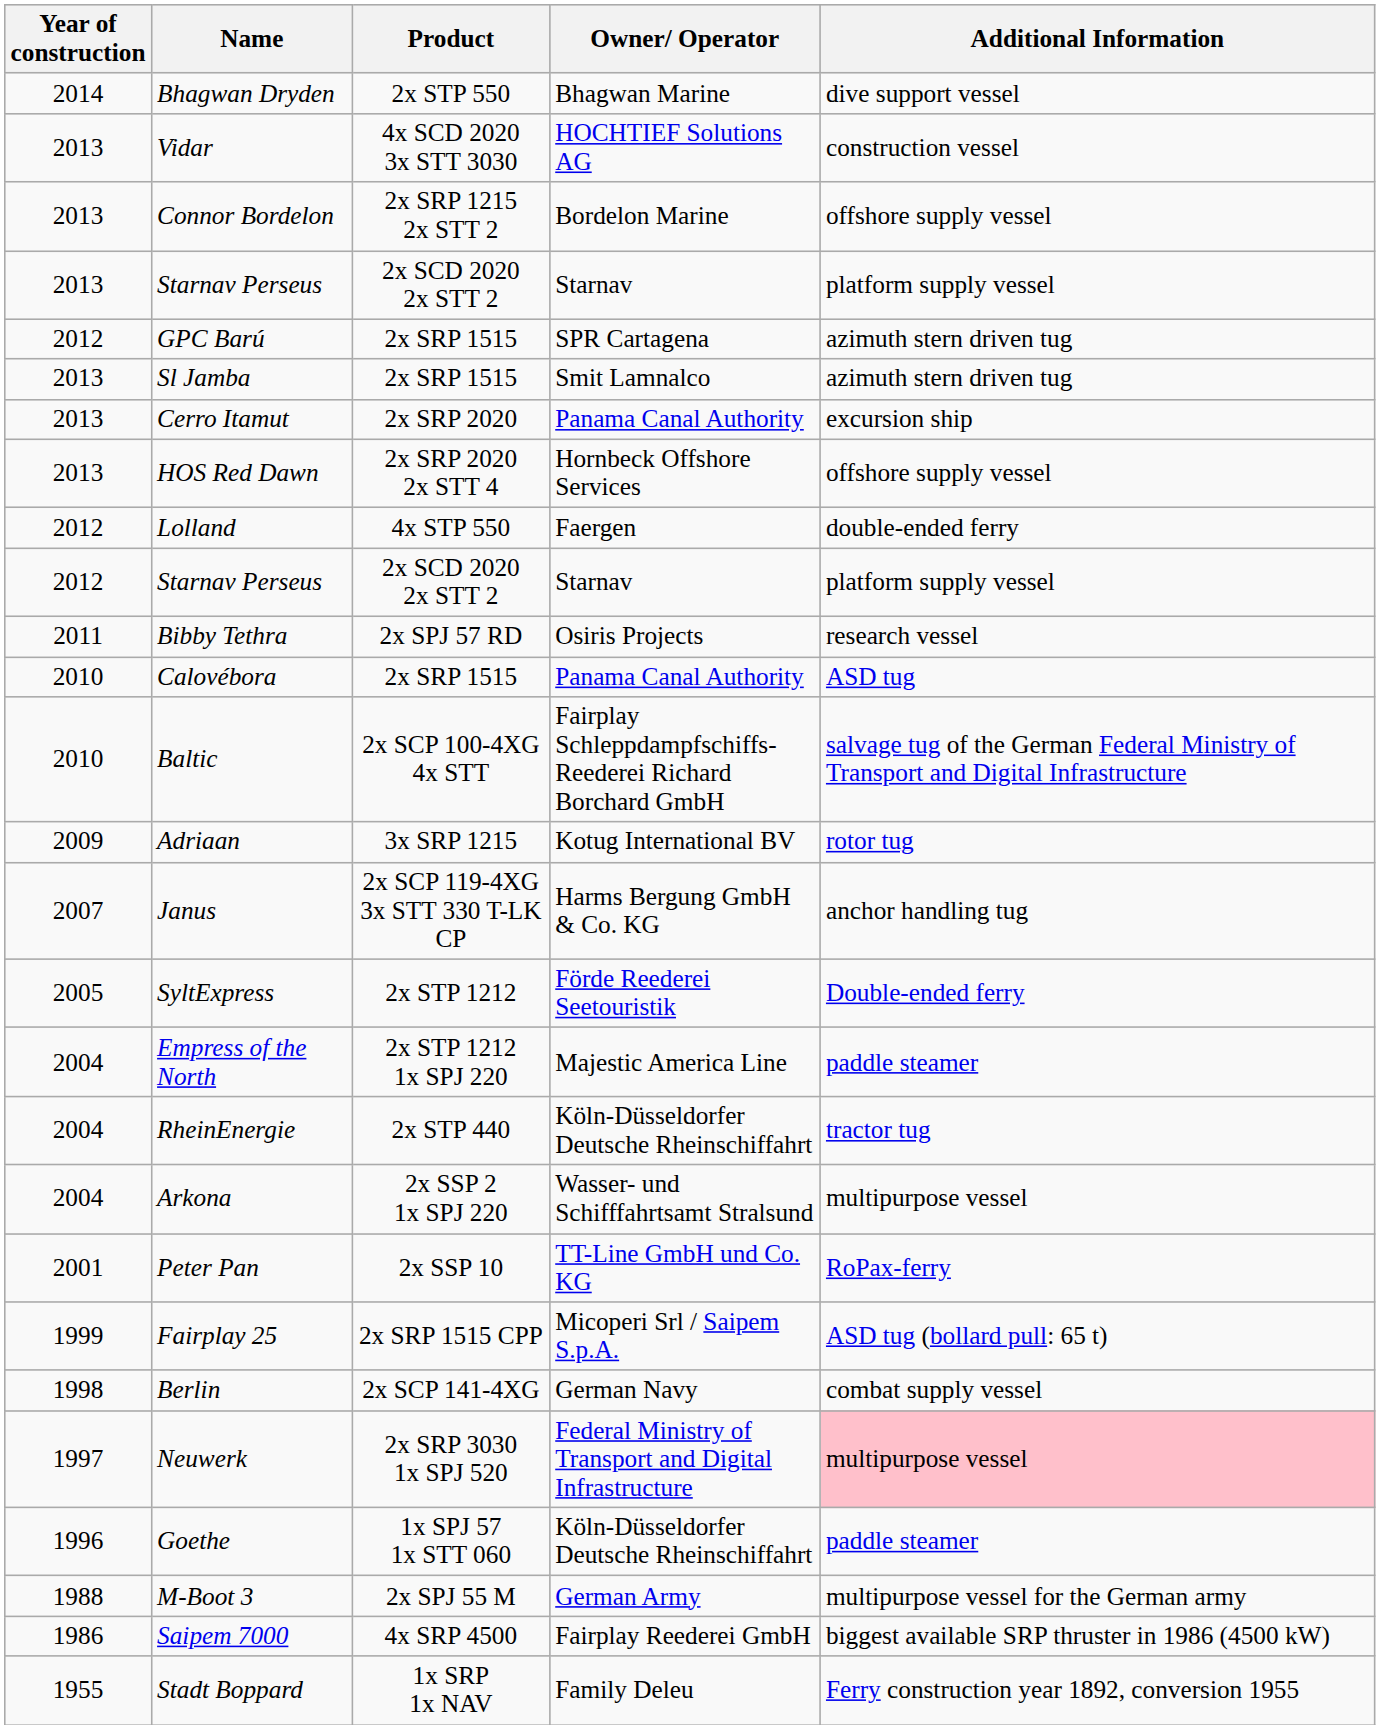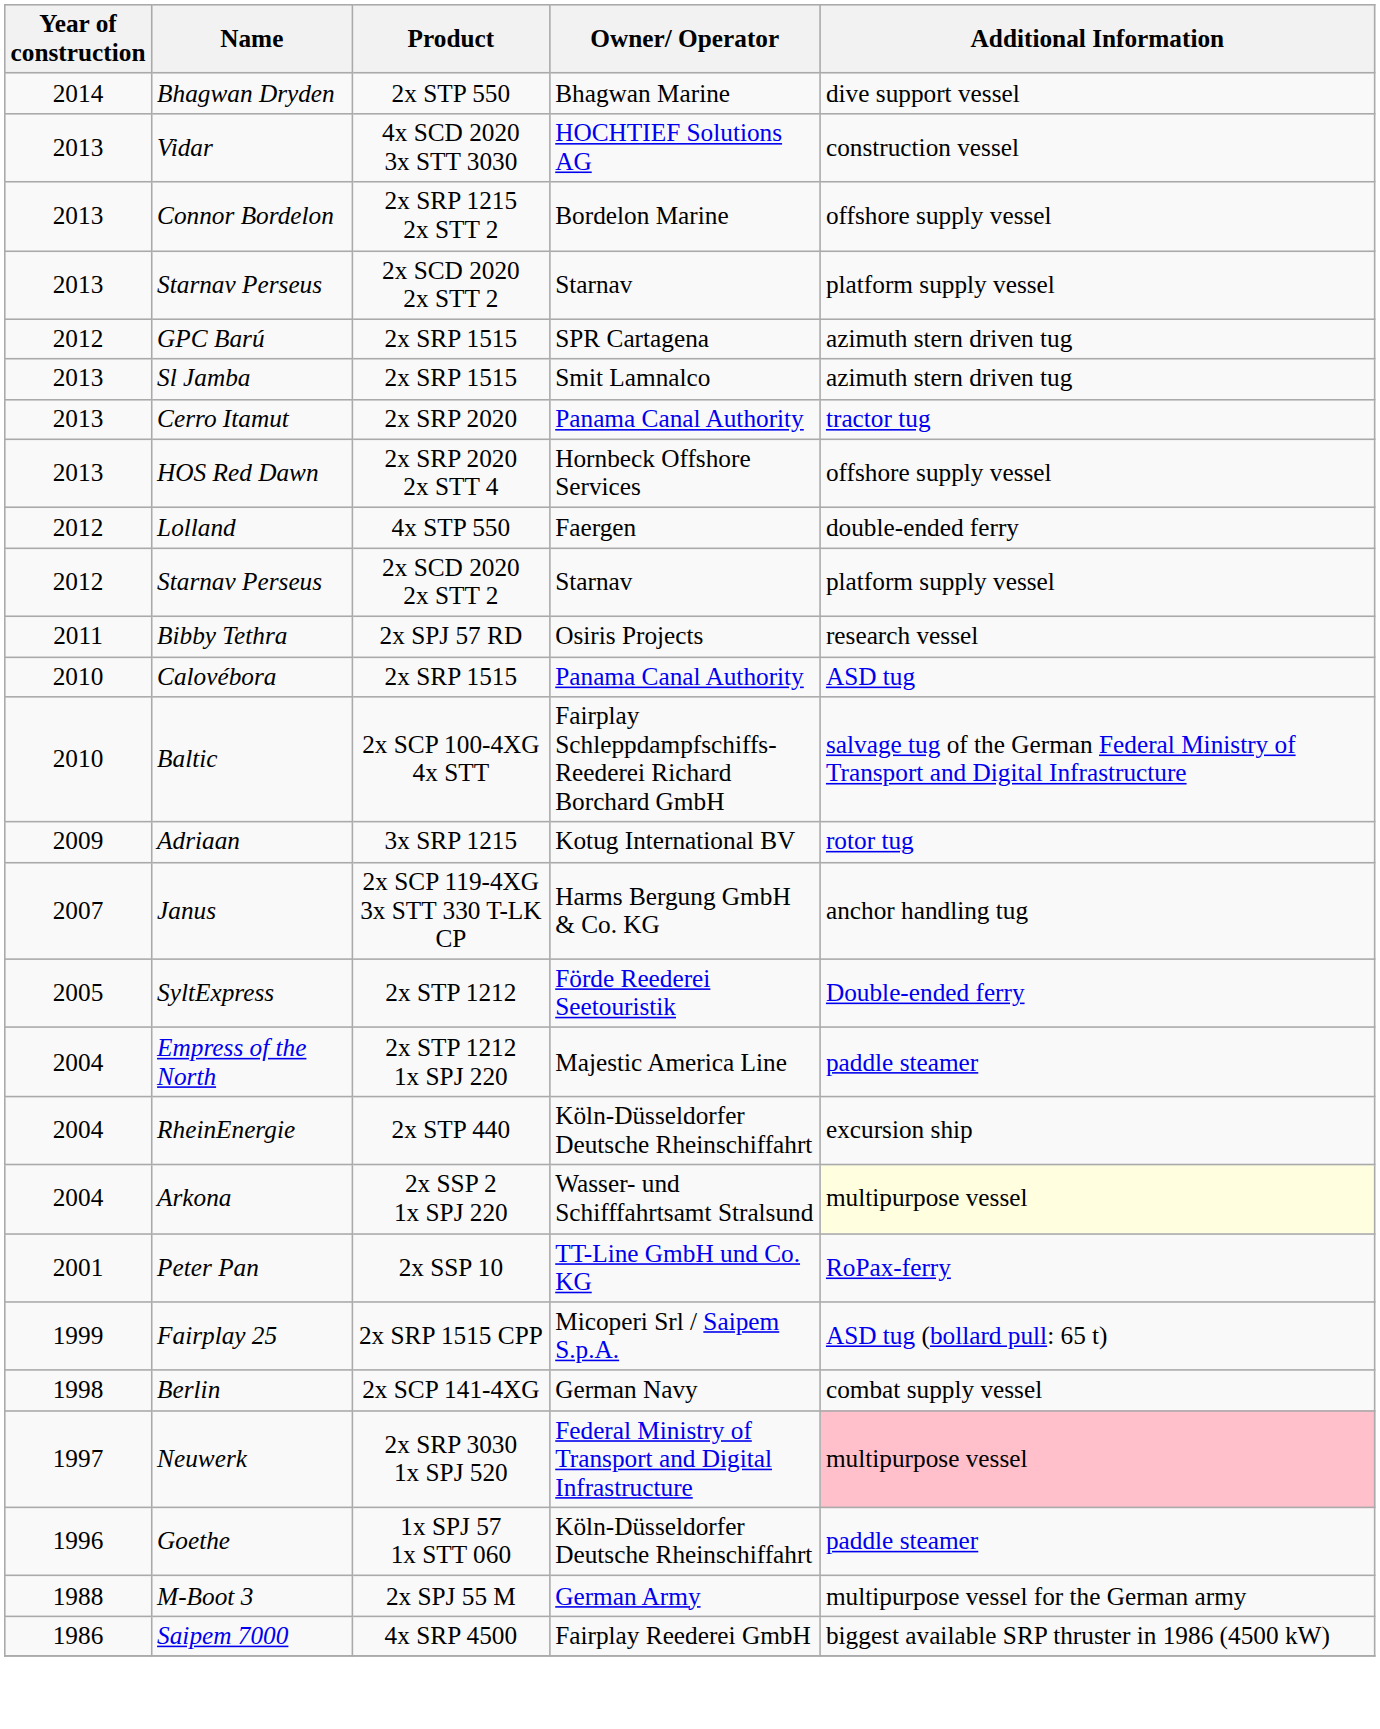(899, 418) excursion ship -> (878, 418) tractor tug
(878, 1130) tractor tug -> (899, 1130) excursion ship
(927, 1198) no background -> (927, 1198) lightyellow background
- row: (78, 1690)
